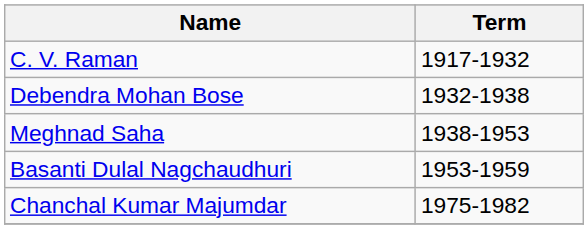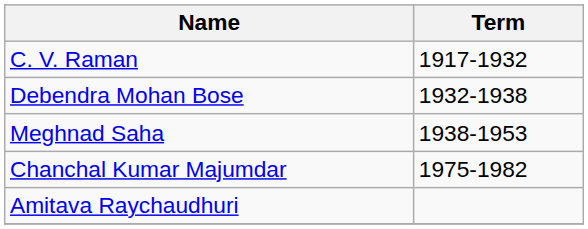- row: (151, 168)
+ row: (124, 205)
